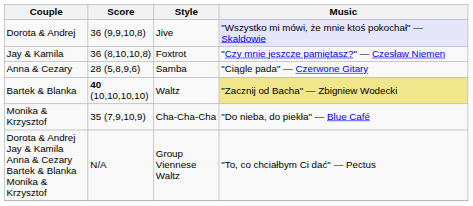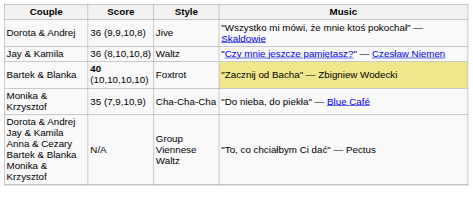(322, 33) lavender background -> (322, 33) no background
(171, 54) Foxtrot -> (168, 54) Waltz
- row: (39, 69)
(168, 90) Waltz -> (171, 75) Foxtrot
